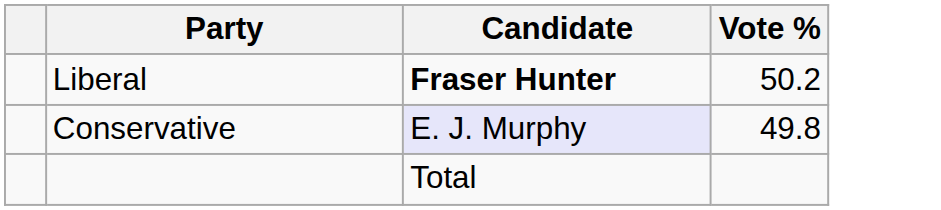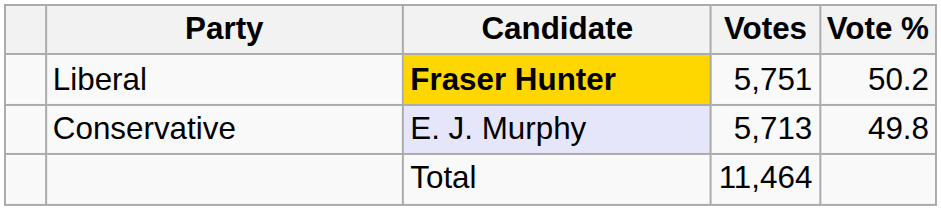+ column: (766, 29)
(513, 79) no background -> (513, 79) gold background
